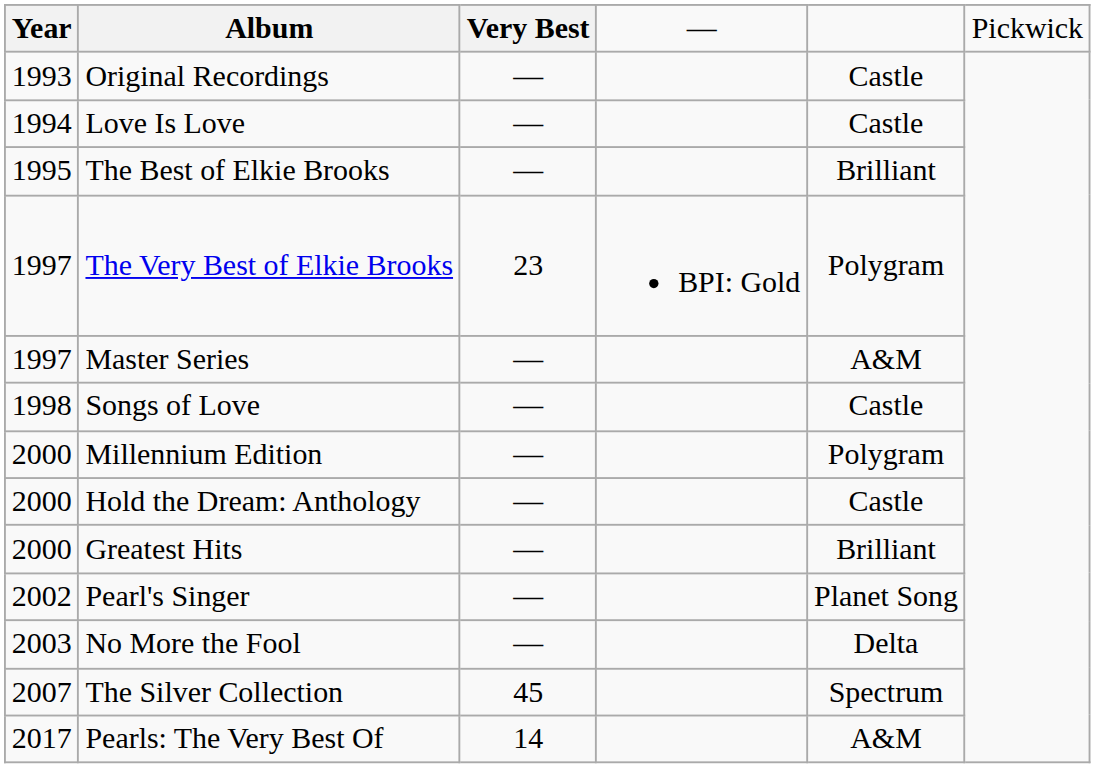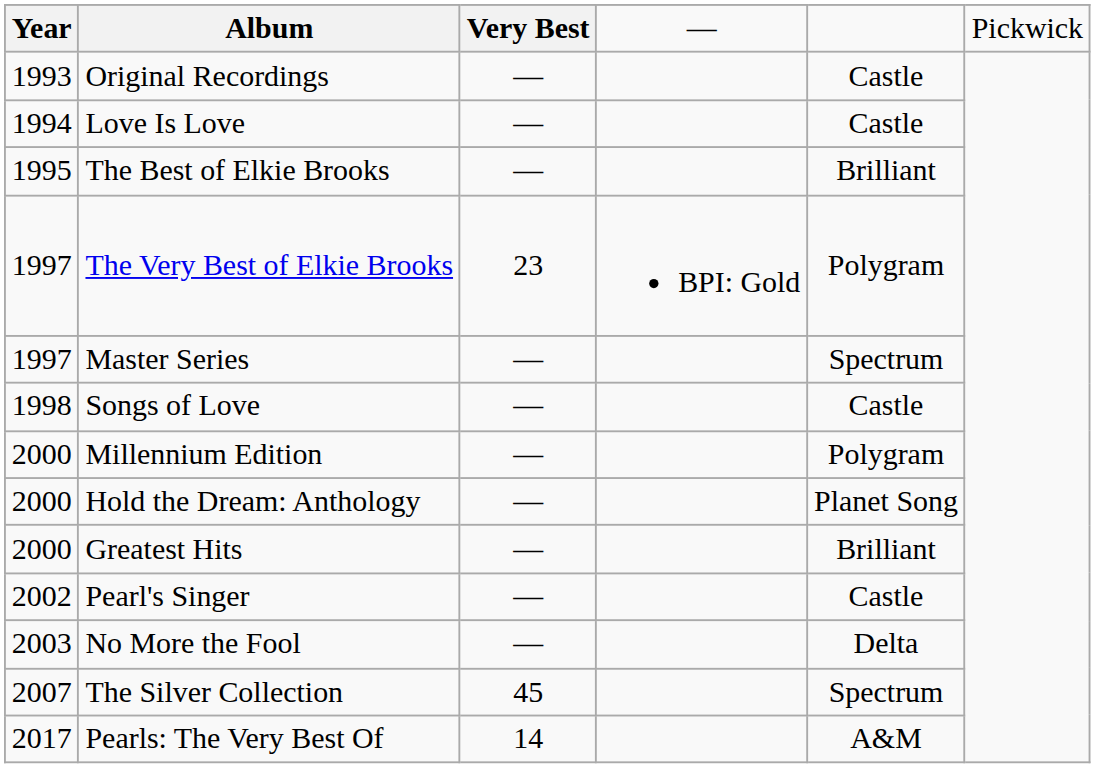(886, 358) A&M -> (886, 358) Spectrum
(886, 501) Castle -> (886, 501) Planet Song
(886, 596) Planet Song -> (886, 596) Castle
